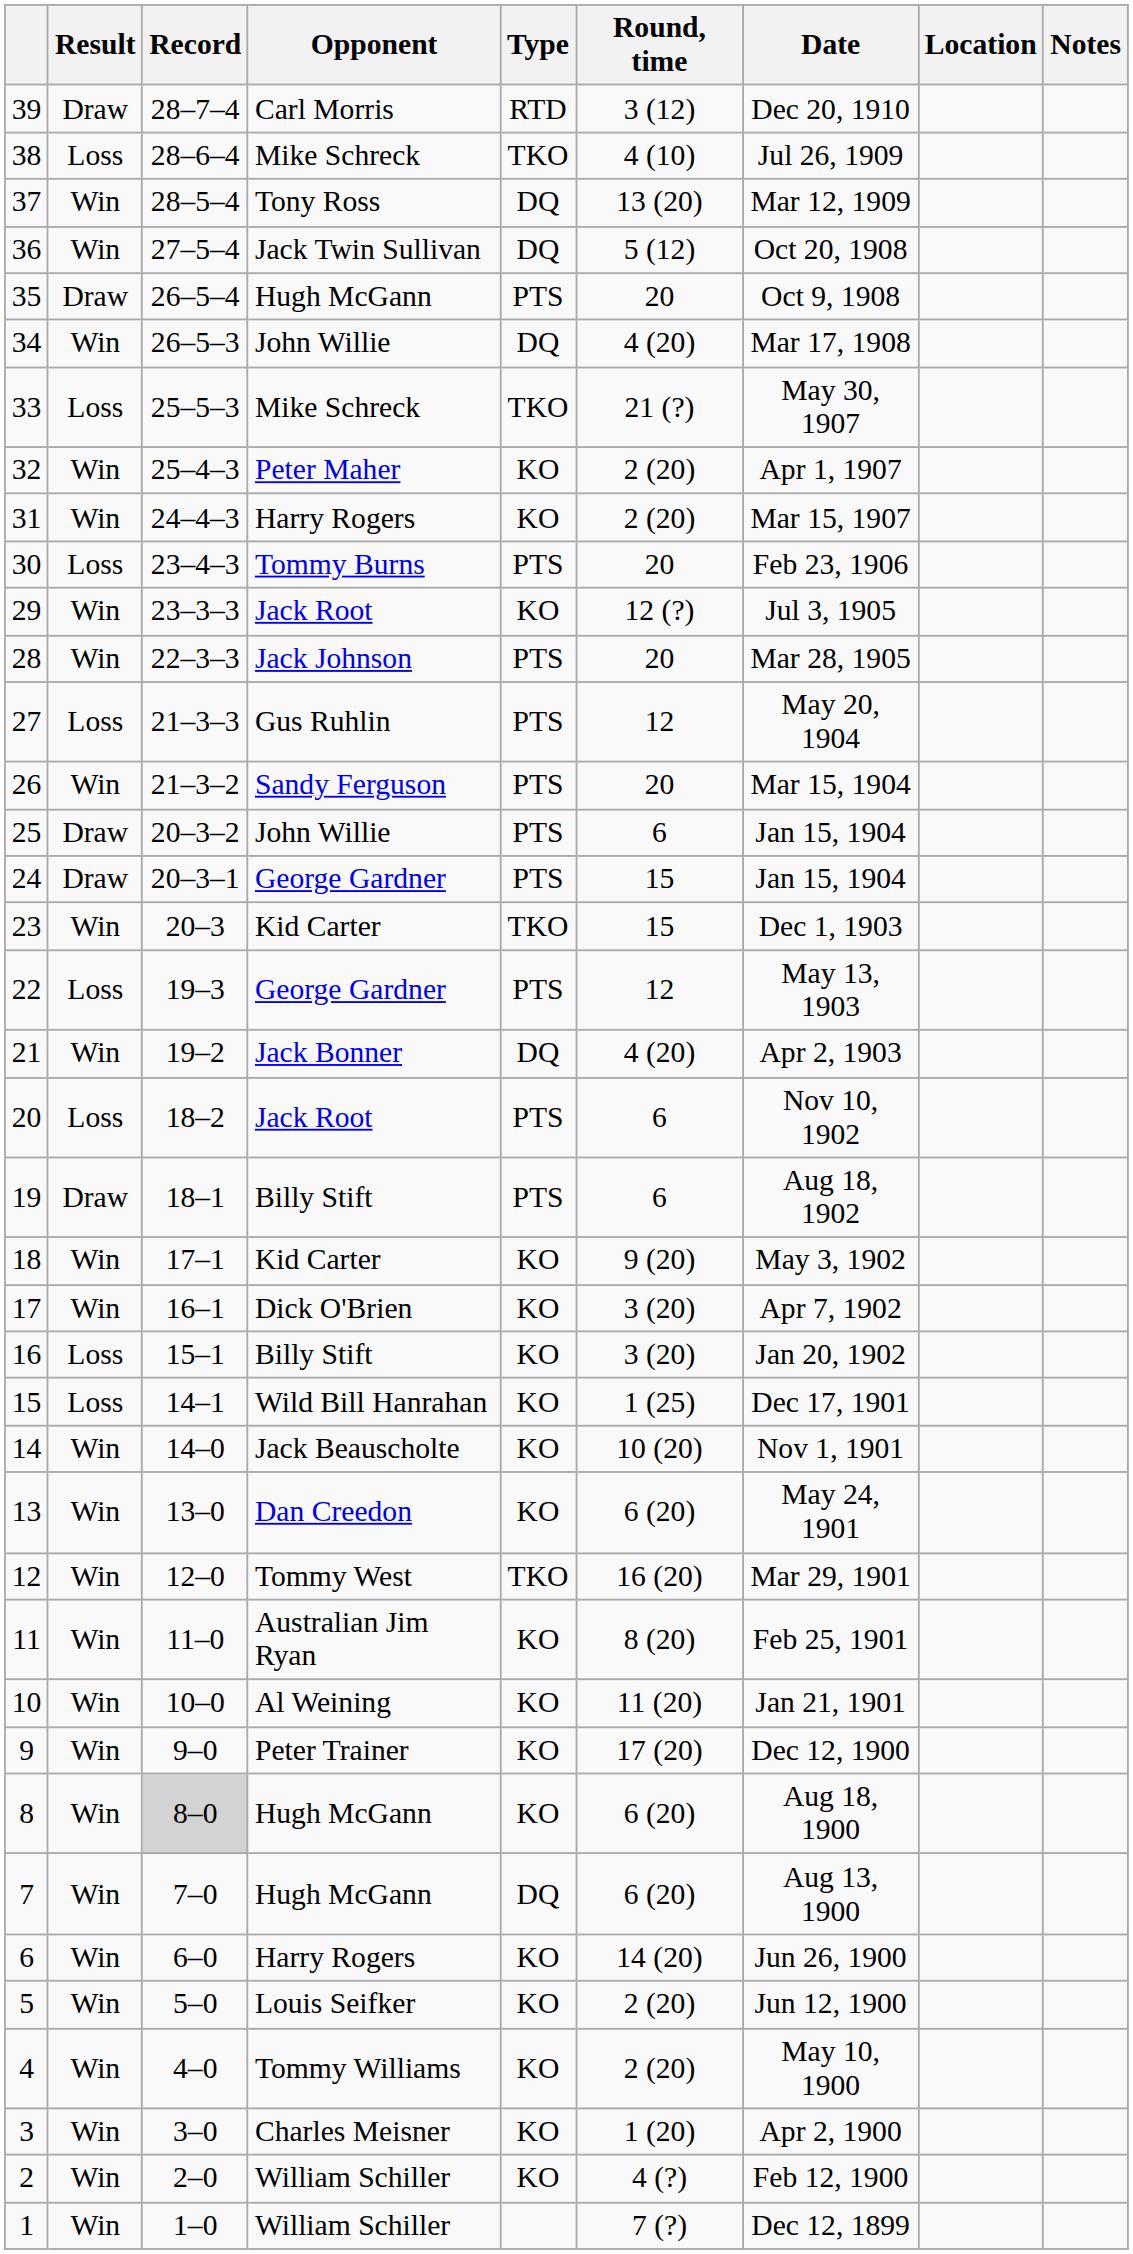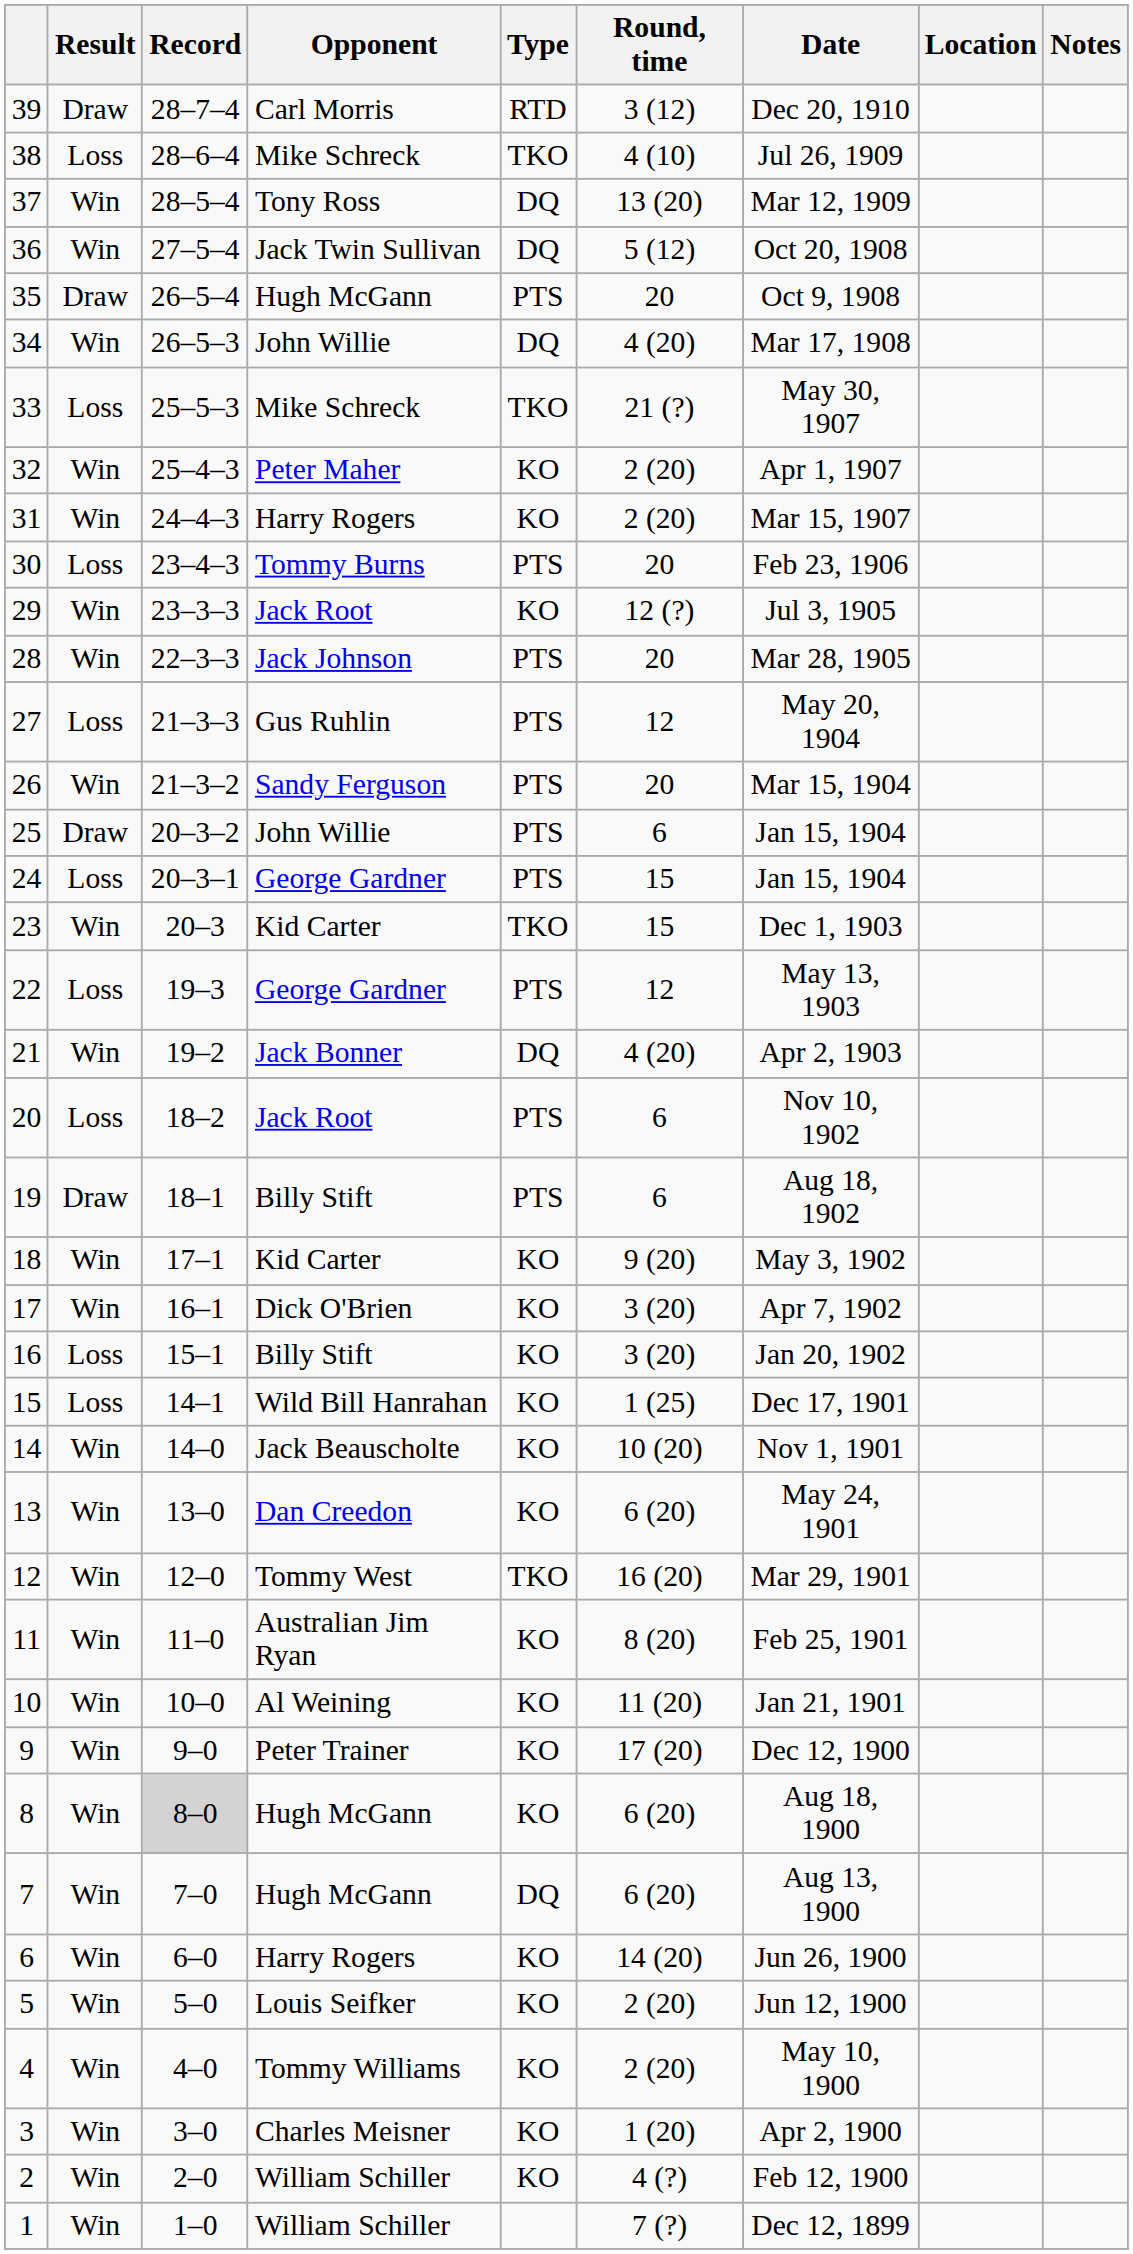(95, 878) Draw -> (95, 878) Loss
